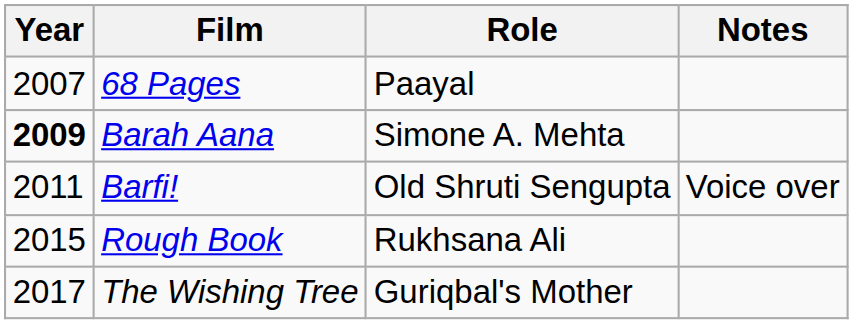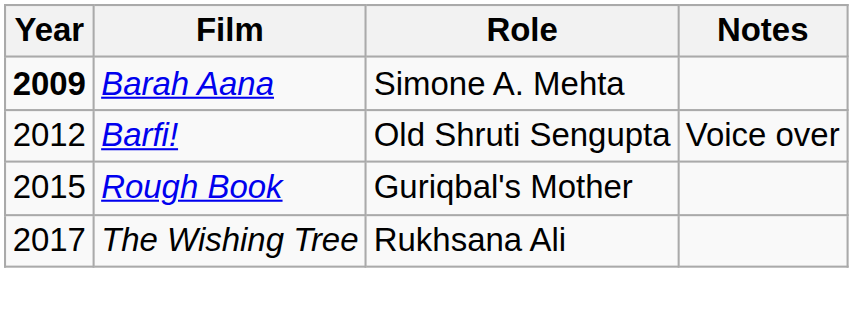- row: (171, 82)
(48, 187) 2011 -> (49, 135) 2012
(470, 239) Rukhsana Ali -> (503, 187) Guriqbal's Mother
(503, 291) Guriqbal's Mother -> (470, 239) Rukhsana Ali
